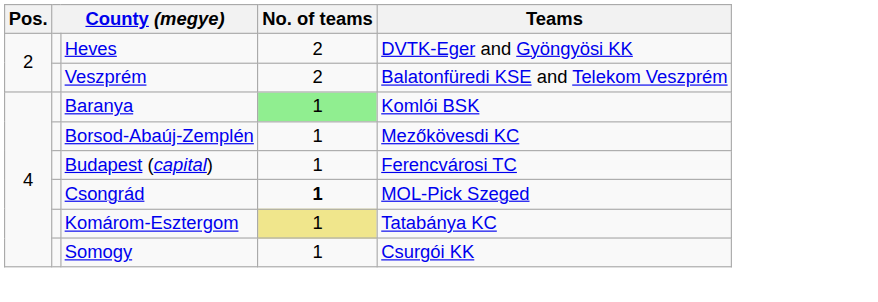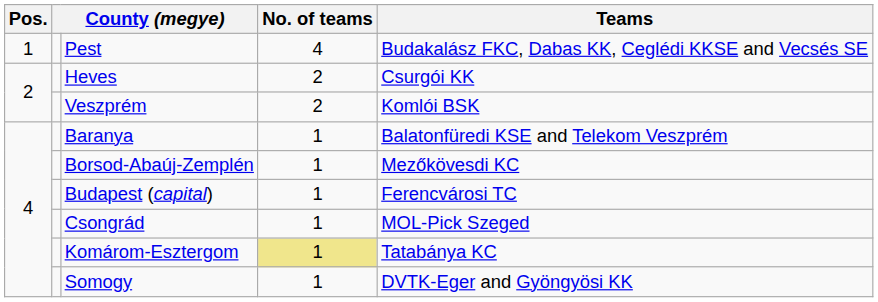+ row: (83, 48)
(507, 48) DVTK-Eger and Gyöngyösi KK -> (428, 77) Csurgói KK
(554, 77) Balatonfüredi KSE and Telekom Veszprém -> (430, 106) Komlói BSK
(318, 106) lightgreen background -> (318, 135) no background
(430, 106) Komlói BSK -> (554, 135) Balatonfüredi KSE and Telekom Veszprém
(318, 194) bold -> (318, 223) normal
(428, 252) Csurgói KK -> (507, 281) DVTK-Eger and Gyöngyösi KK
